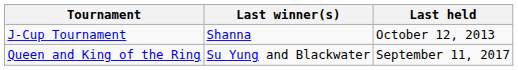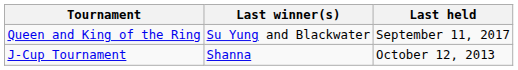rows swapped: (104, 55) <-> (67, 35)
